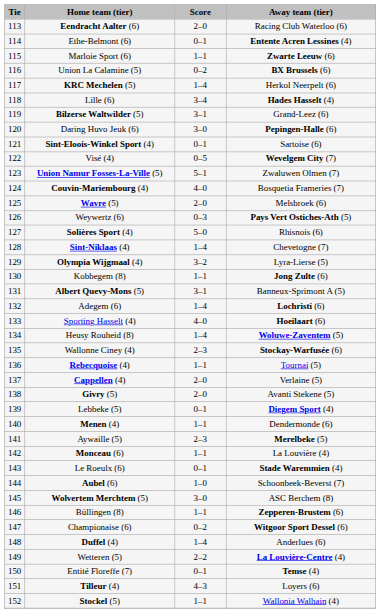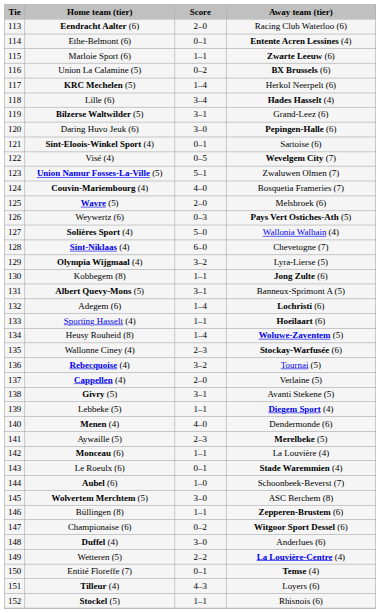(301, 233) Rhisnois (6) -> (301, 233) Wallonia Walhain (4)
(200, 247) 1–4 -> (200, 247) 6–0
(200, 321) 4–0 -> (200, 321) 1–1
(200, 365) 1–1 -> (200, 365) 3–2
(200, 395) 2–0 -> (200, 395) 3–1
(200, 409) 0–1 -> (200, 409) 1–1
(200, 424) 1–1 -> (200, 424) 4–0
(200, 542) 1–4 -> (200, 542) 3–0
(301, 601) Wallonia Walhain (4) -> (301, 601) Rhisnois (6)
